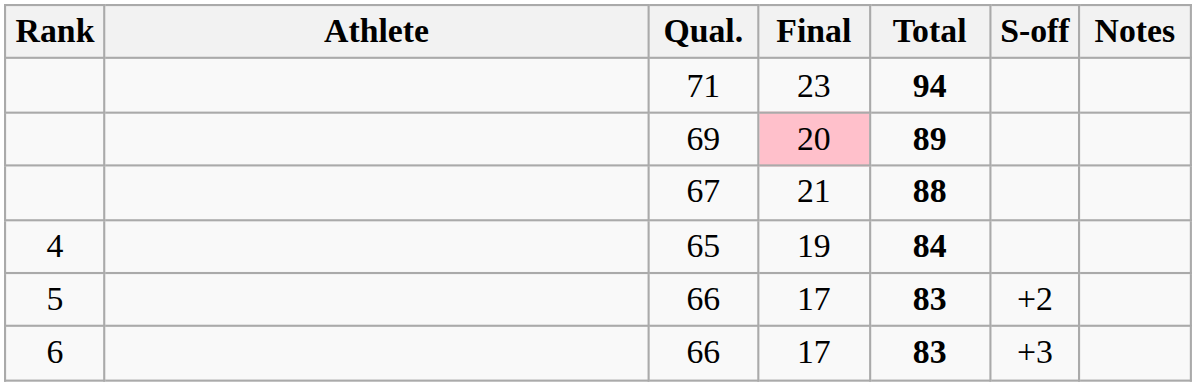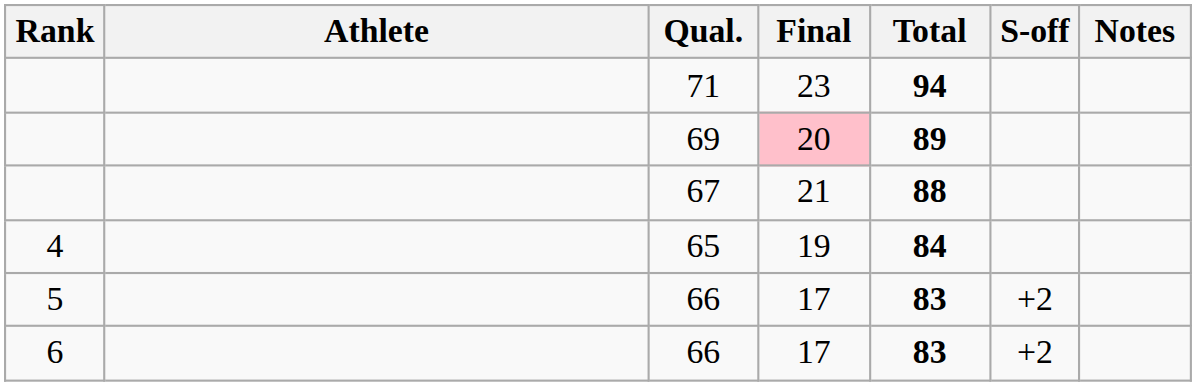(1035, 352) +3 -> (1035, 352) +2
